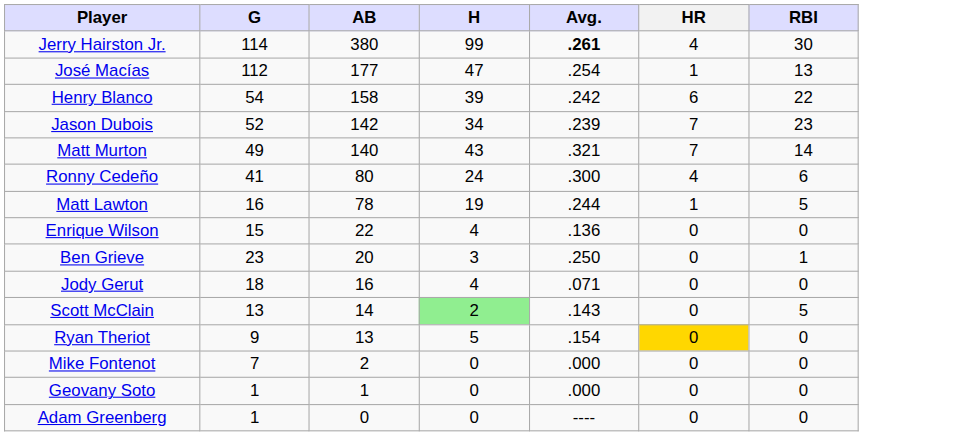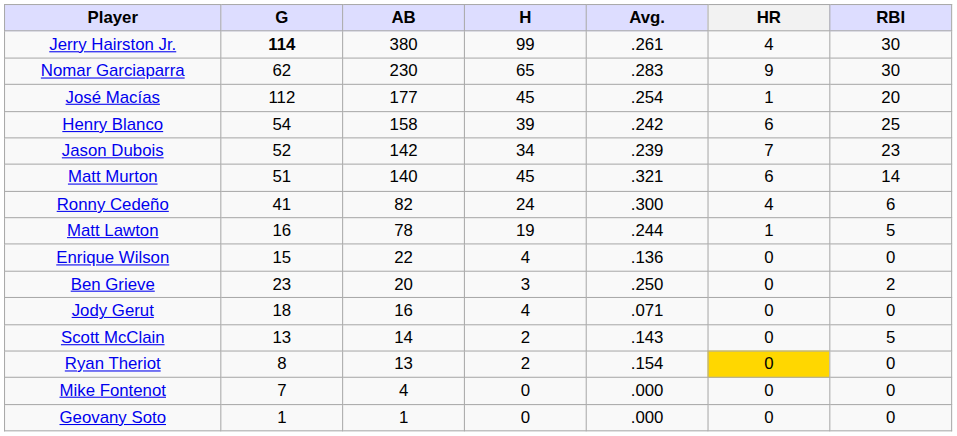(255, 44) normal -> (282, 44) bold
(584, 44) bold -> (647, 44) normal
+ row: (113, 71)
(474, 71) 47 -> (525, 97) 45
(803, 71) 13 -> (891, 97) 20
(803, 97) 22 -> (891, 124) 25
(255, 151) 49 -> (282, 177) 51
(474, 151) 43 -> (525, 177) 45
(694, 151) 7 -> (769, 177) 6
(364, 177) 80 -> (404, 204) 82
(803, 257) 1 -> (891, 284) 2
(474, 310) lightgreen background -> (525, 337) no background
(255, 337) 9 -> (282, 364) 8
(474, 337) 5 -> (525, 364) 2
(364, 364) 2 -> (404, 390) 4
- row: (102, 417)
